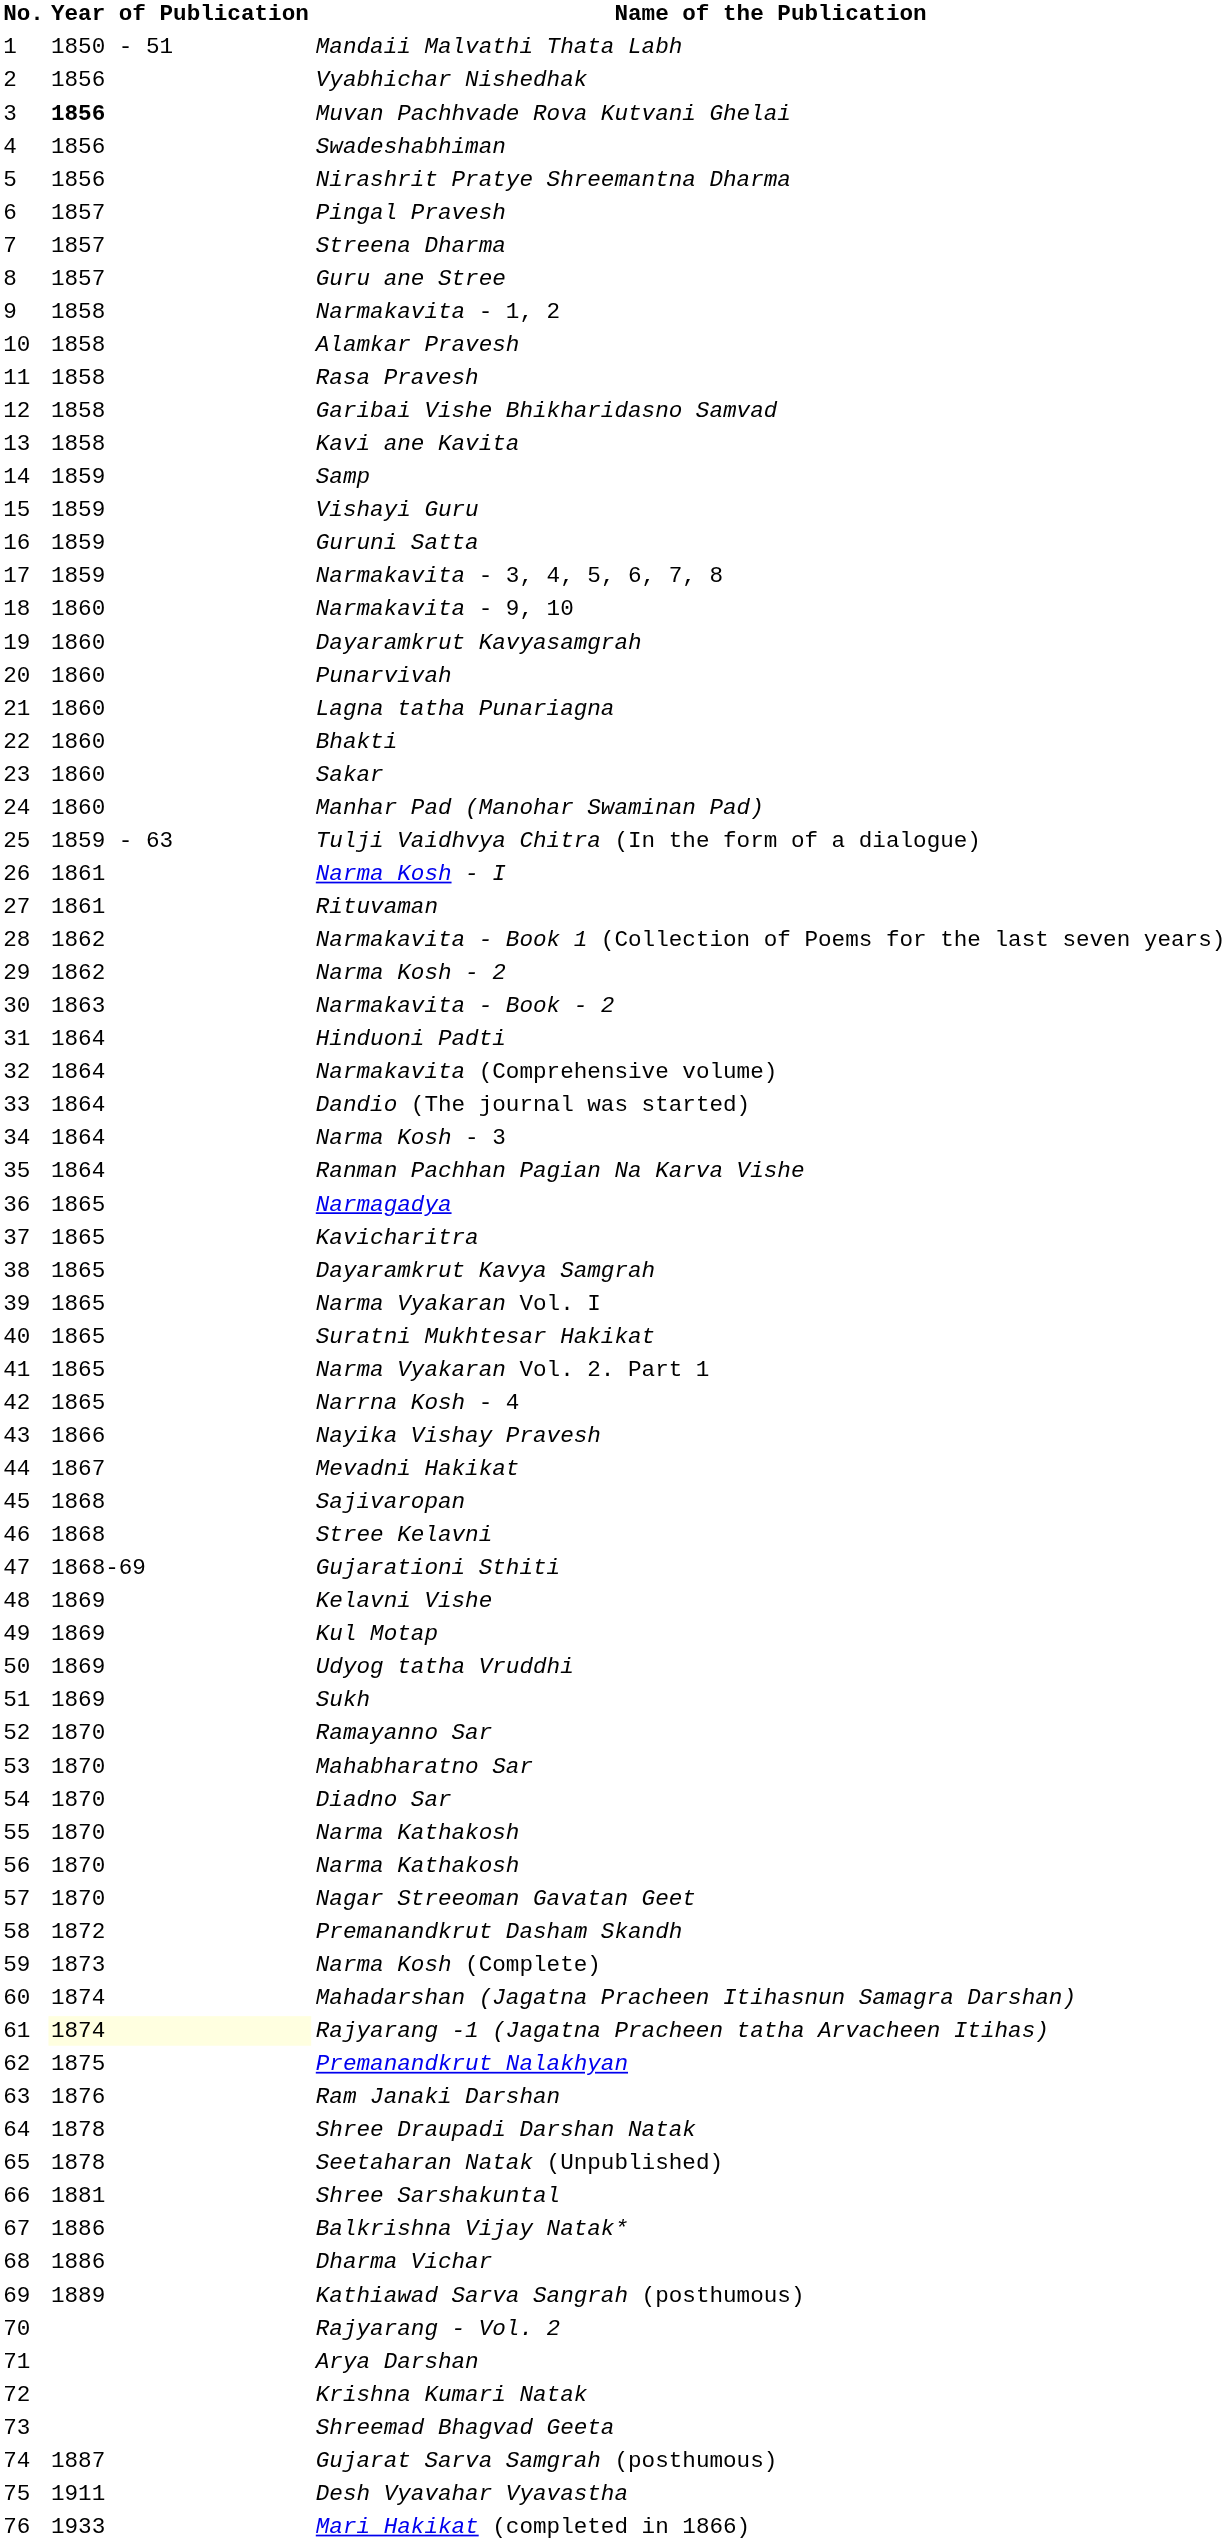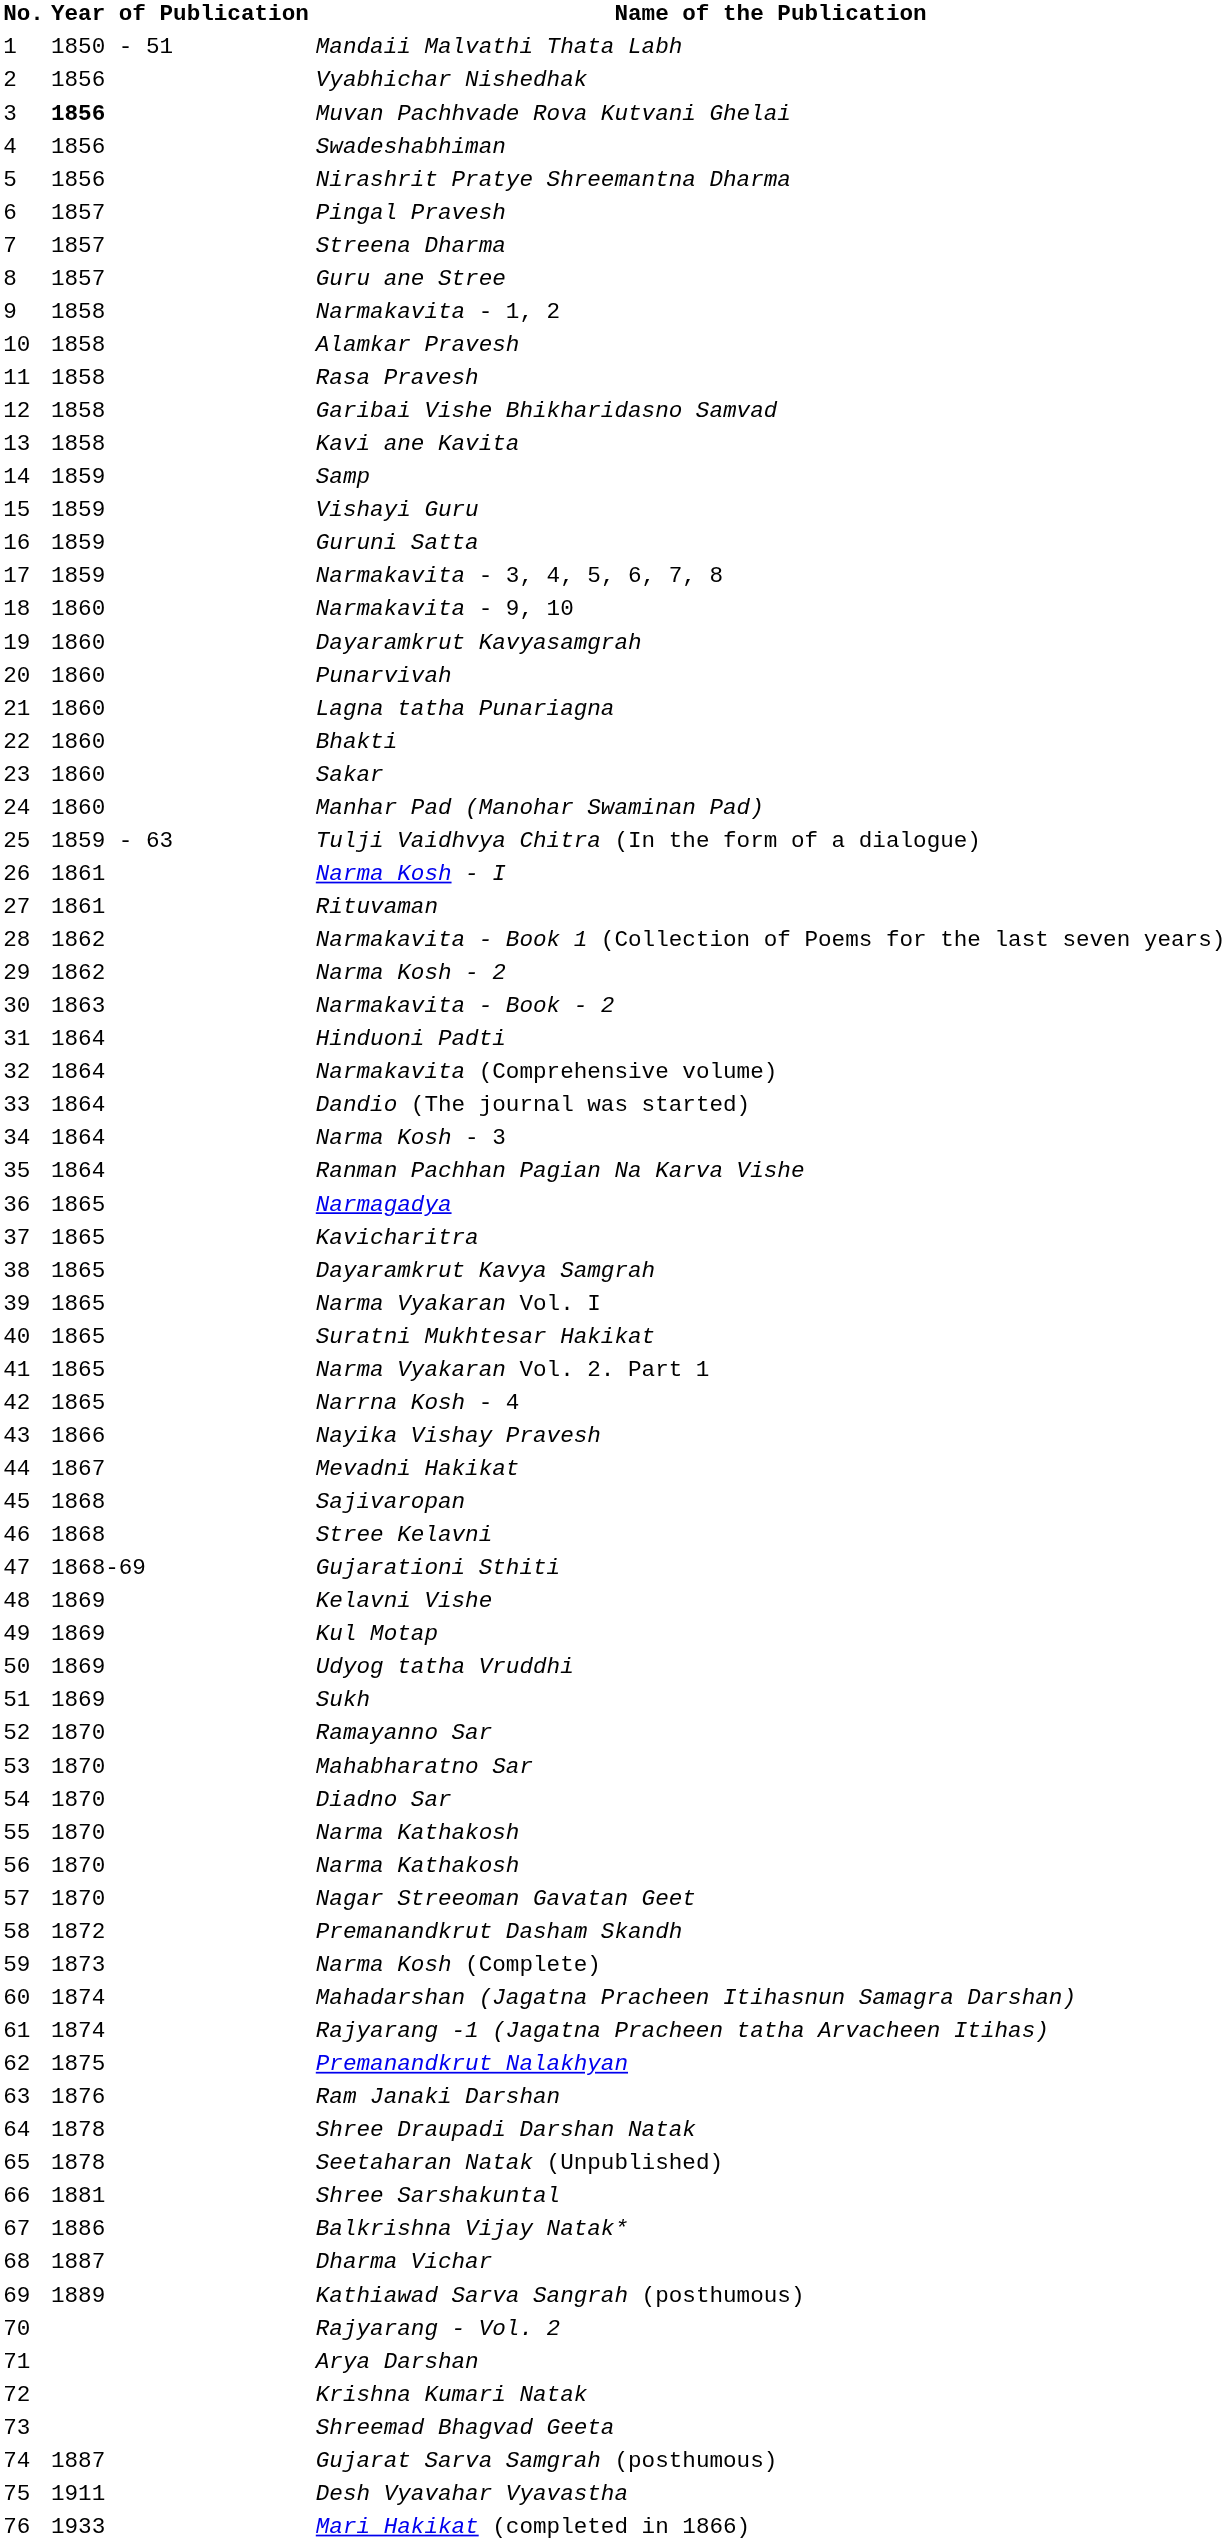(78, 2031) lightyellow background -> (78, 2031) no background
(78, 2262) 1886 -> (78, 2262) 1887
